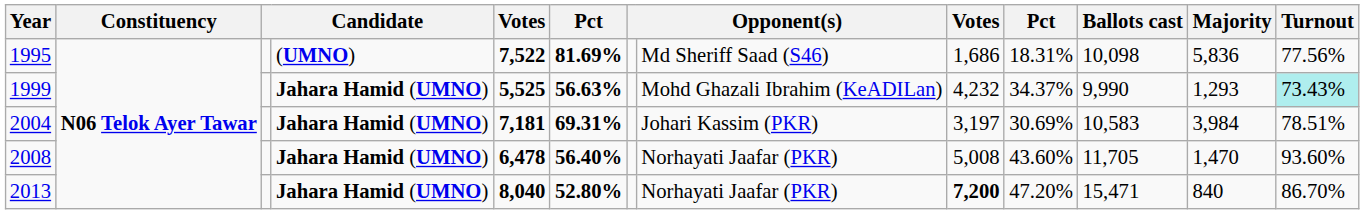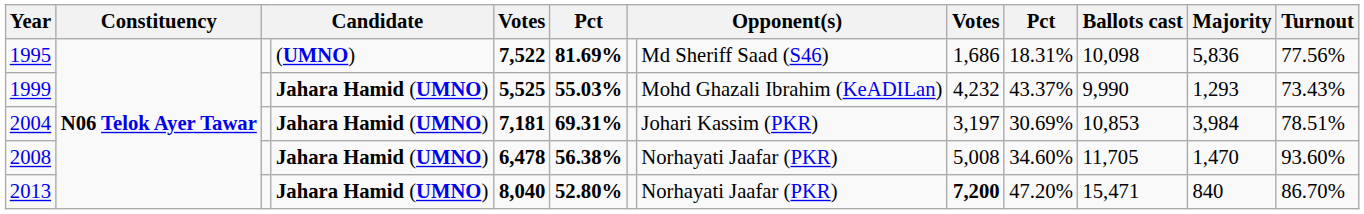(589, 89) 56.63% -> (589, 89) 55.03%
(1041, 89) 34.37% -> (1041, 89) 43.37%
(1313, 89) paleturquoise background -> (1313, 89) no background
(1111, 123) 10,583 -> (1111, 123) 10,853
(589, 157) 56.40% -> (589, 157) 56.38%
(1041, 157) 43.60% -> (1041, 157) 34.60%
